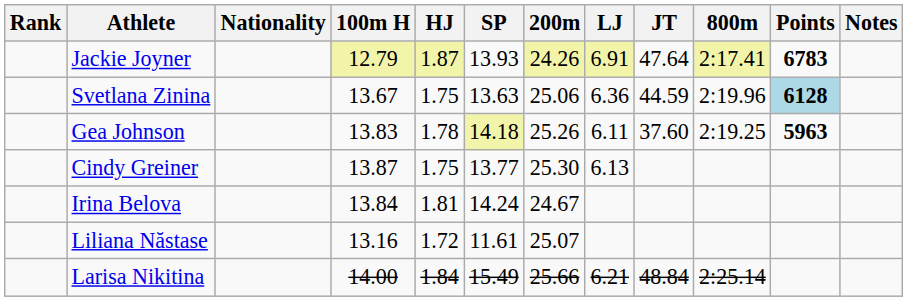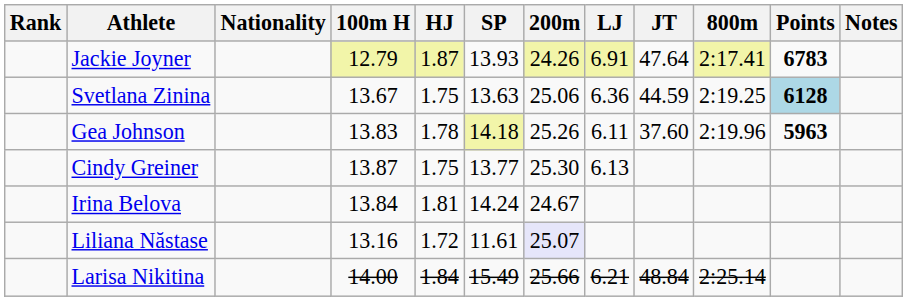(732, 95) 2:19.96 -> (732, 95) 2:19.25
(732, 131) 2:19.25 -> (732, 131) 2:19.96
(555, 240) no background -> (555, 240) lavender background
